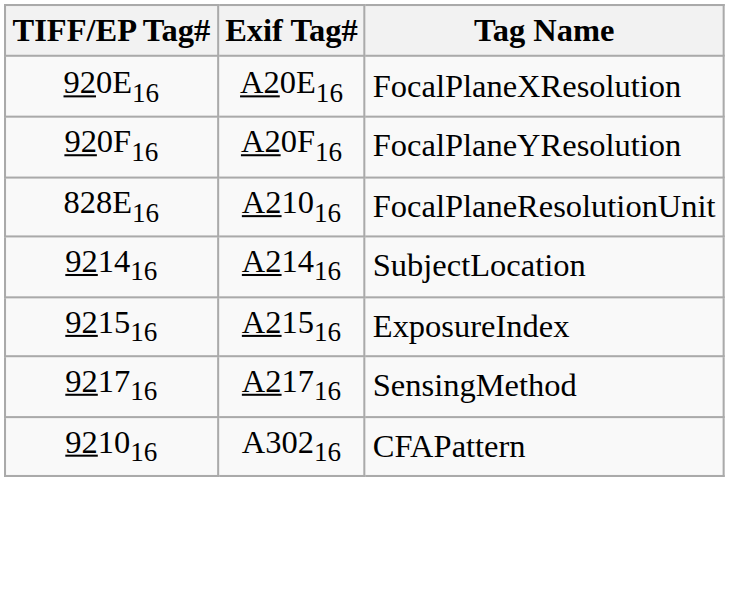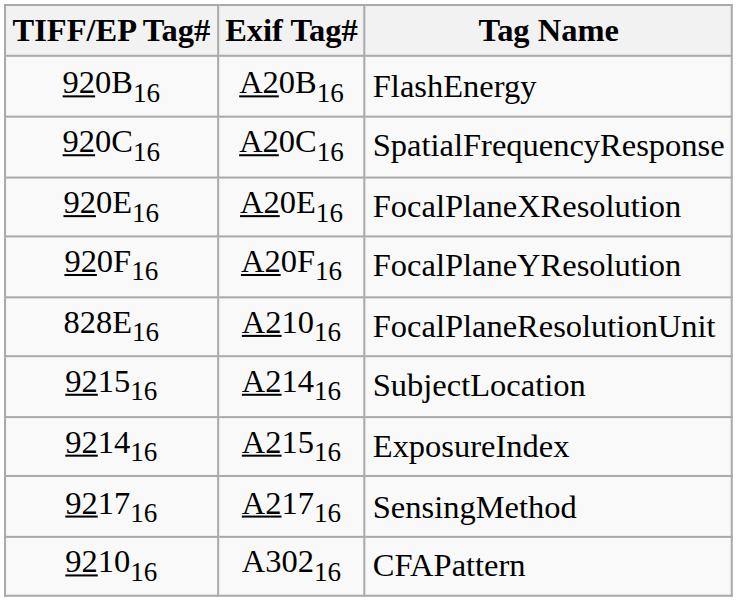+ row: (455, 86)
+ row: (549, 146)
(111, 266) 921416 -> (111, 386) 921516
(111, 326) 921516 -> (111, 446) 921416
